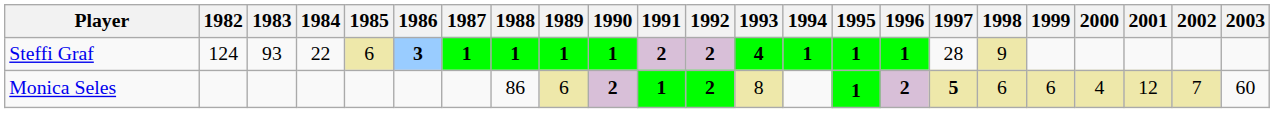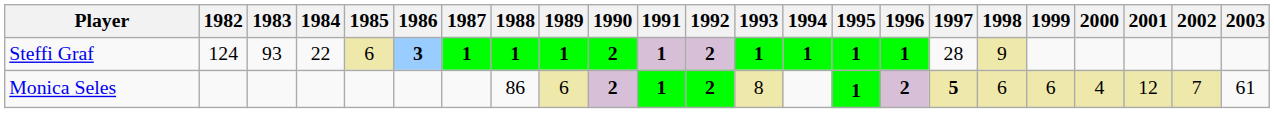(613, 53) 1 -> (613, 53) 2
(661, 53) 2 -> (661, 53) 1
(759, 53) 4 -> (759, 53) 1
(1245, 88) 60 -> (1245, 88) 61
